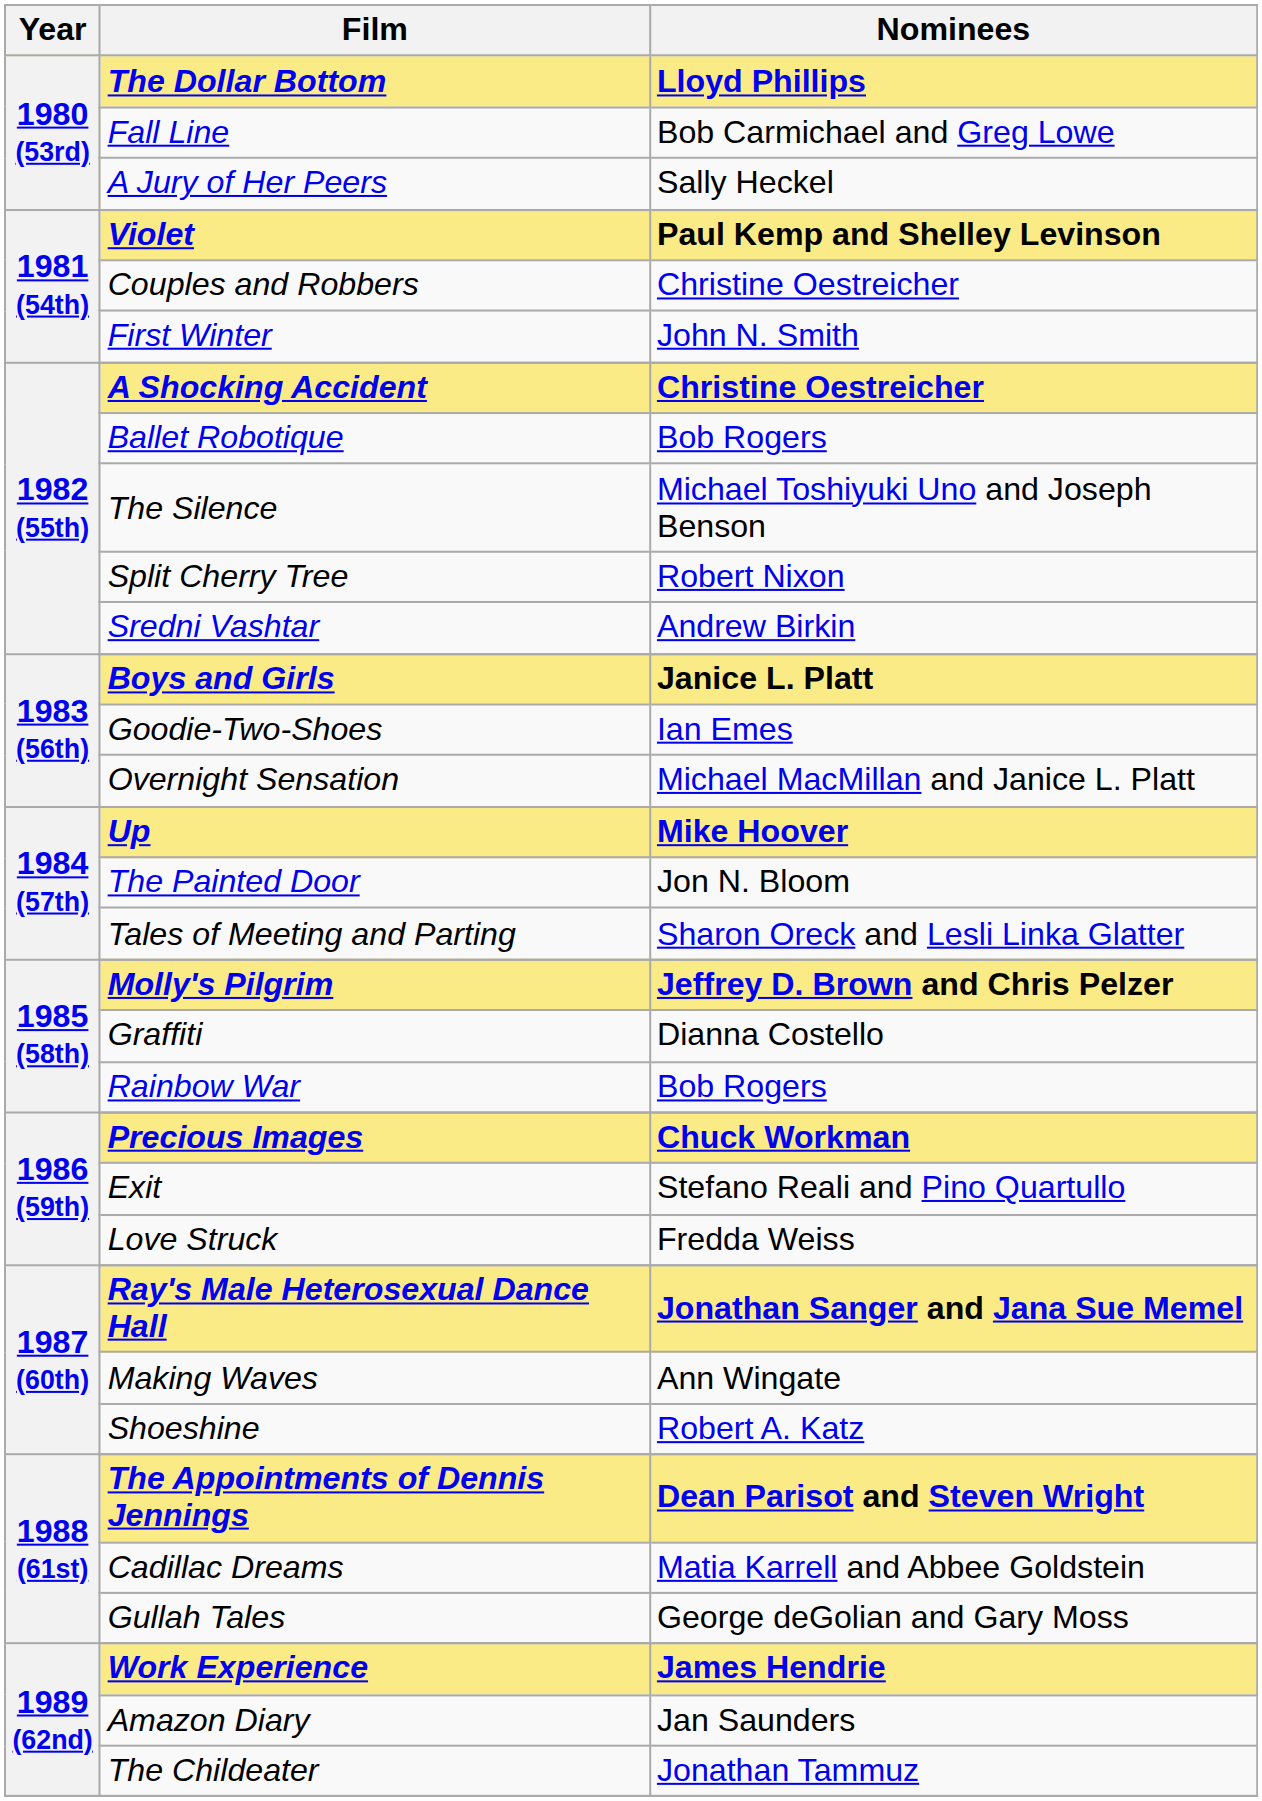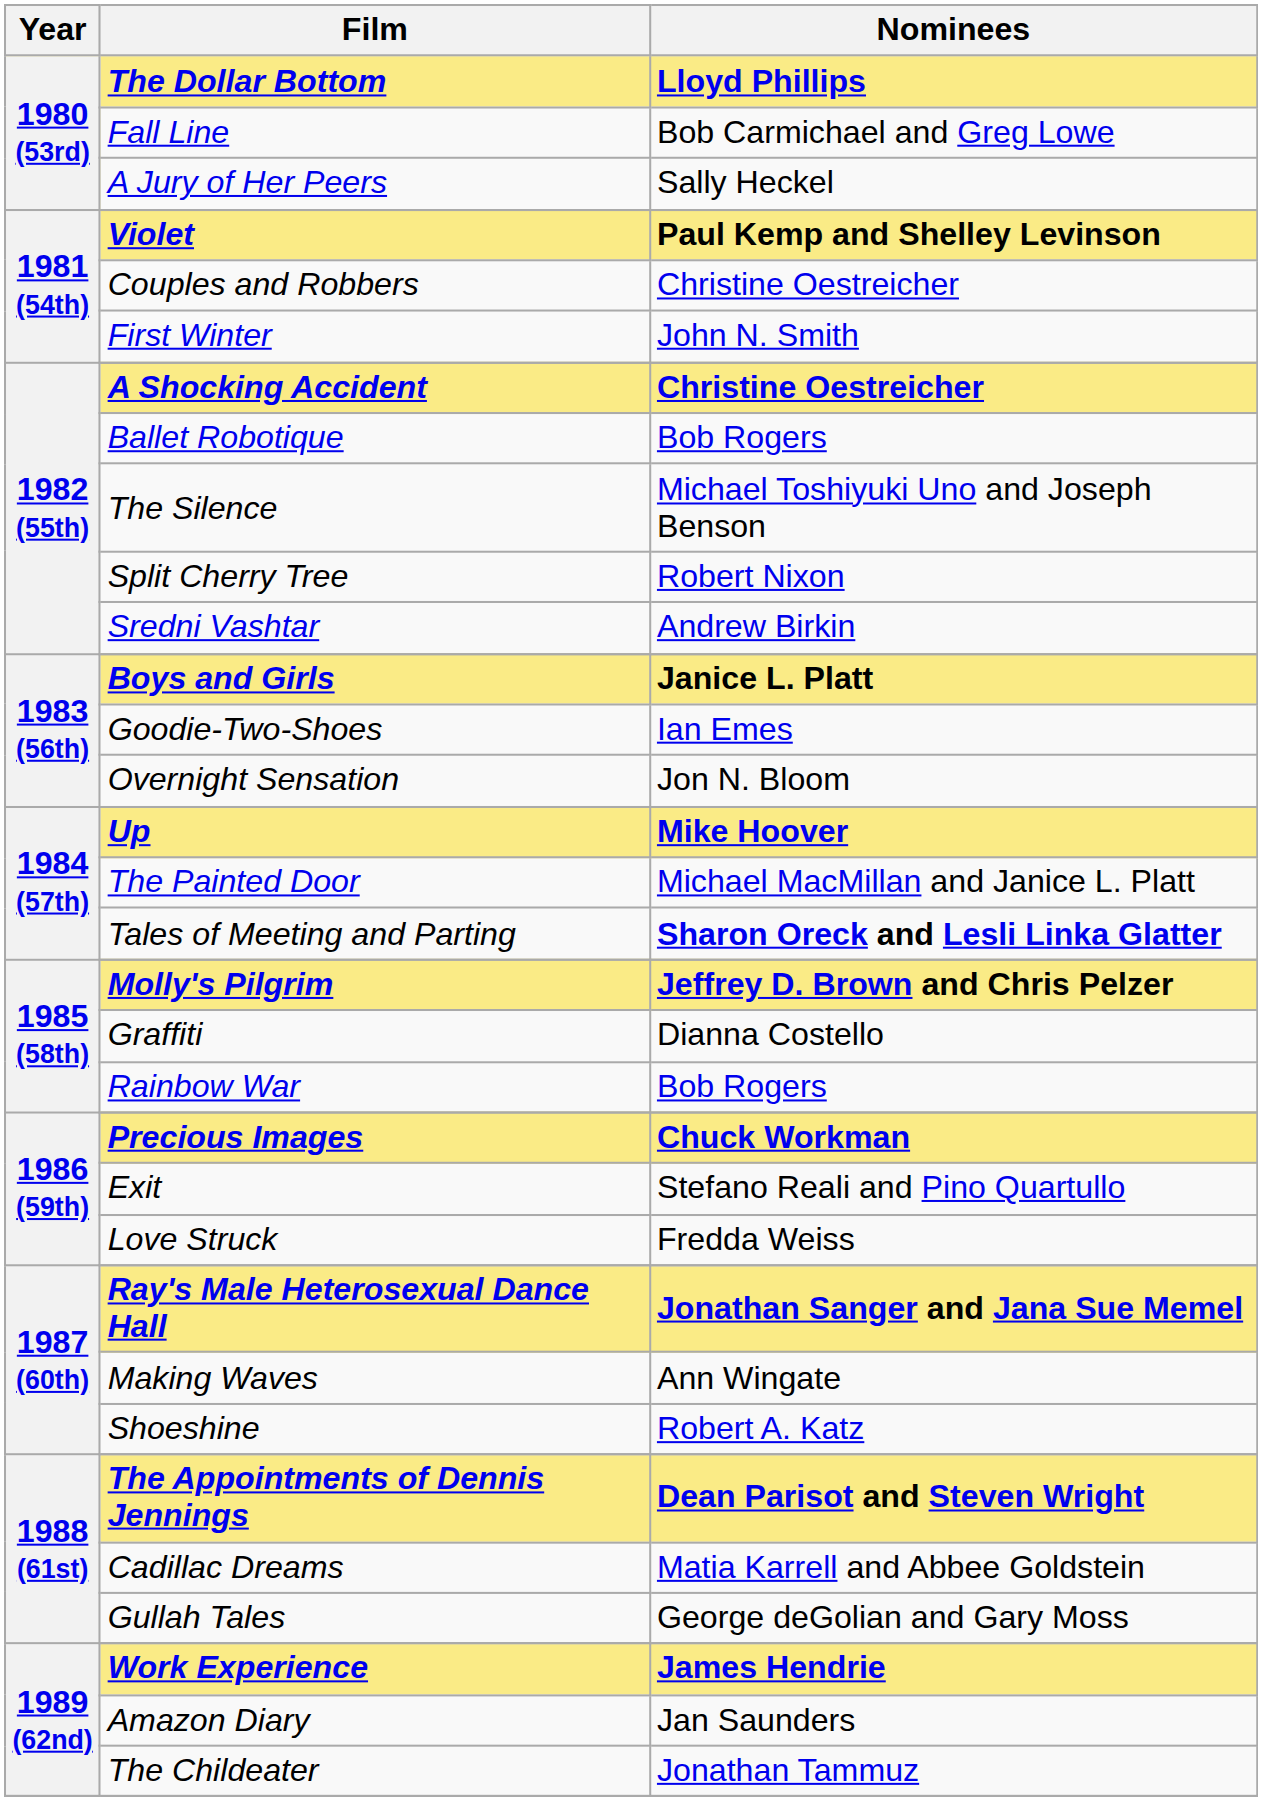(926, 780) Michael MacMillan and Janice L. Platt -> (753, 780) Jon N. Bloom
(753, 882) Jon N. Bloom -> (926, 882) Michael MacMillan and Janice L. Platt
(921, 933) normal -> (939, 933) bold
